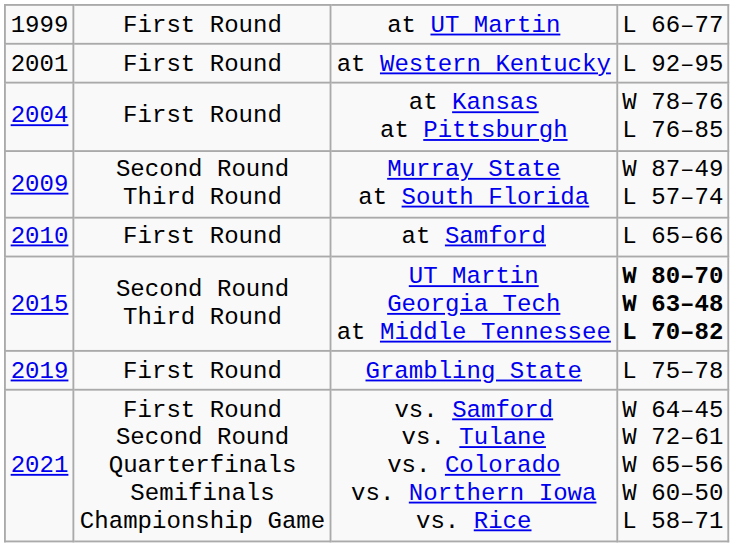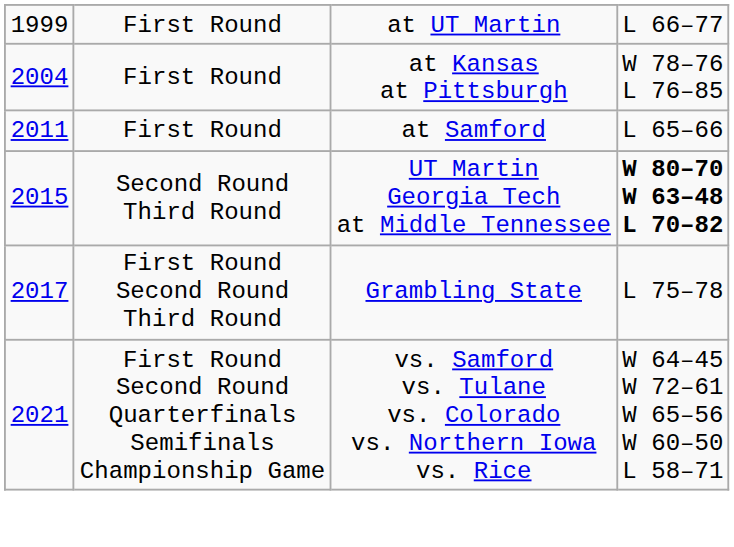- row: (474, 64)
- row: (474, 184)
(40, 237) 2010 -> (40, 131) 2011
(40, 371) 2019 -> (40, 292) 2017
(203, 371) First Round -> (203, 292) First Round Second Round Third Round
